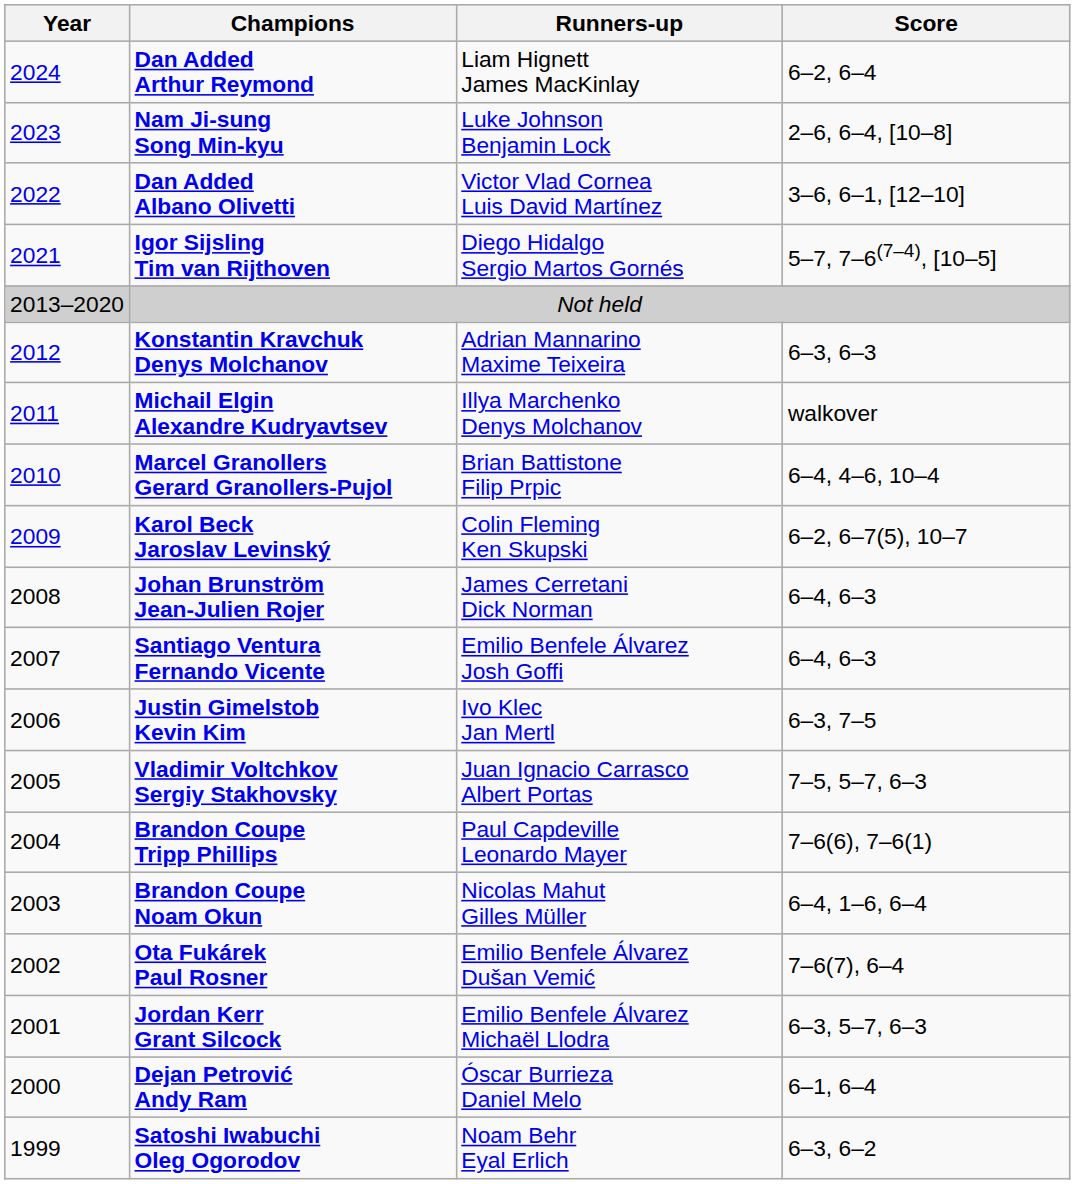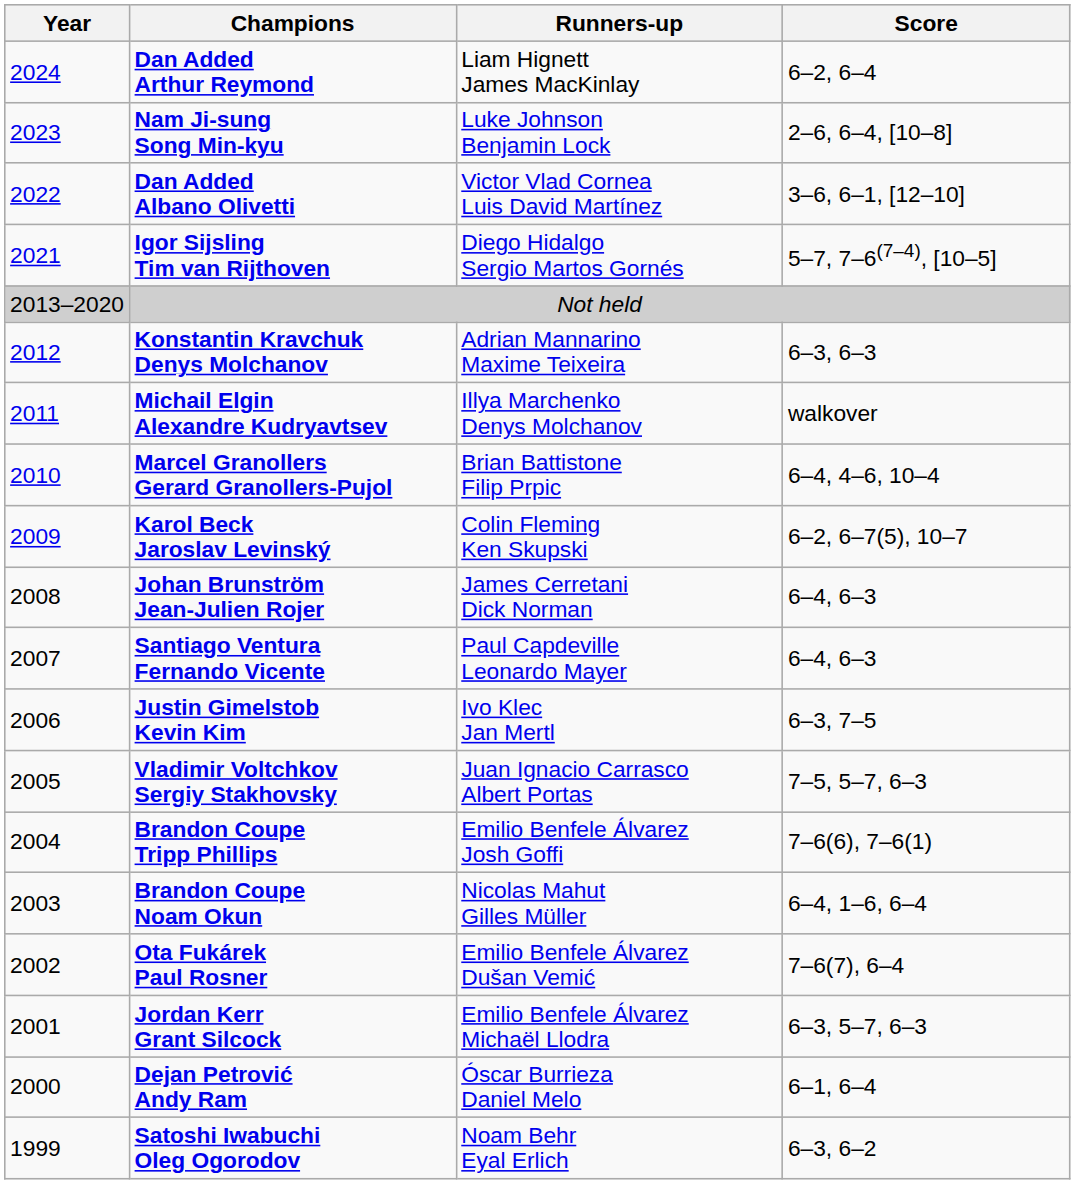(575, 659) Emilio Benfele Álvarez Josh Goffi -> (544, 659) Paul Capdeville Leonardo Mayer
(544, 842) Paul Capdeville Leonardo Mayer -> (575, 842) Emilio Benfele Álvarez Josh Goffi
